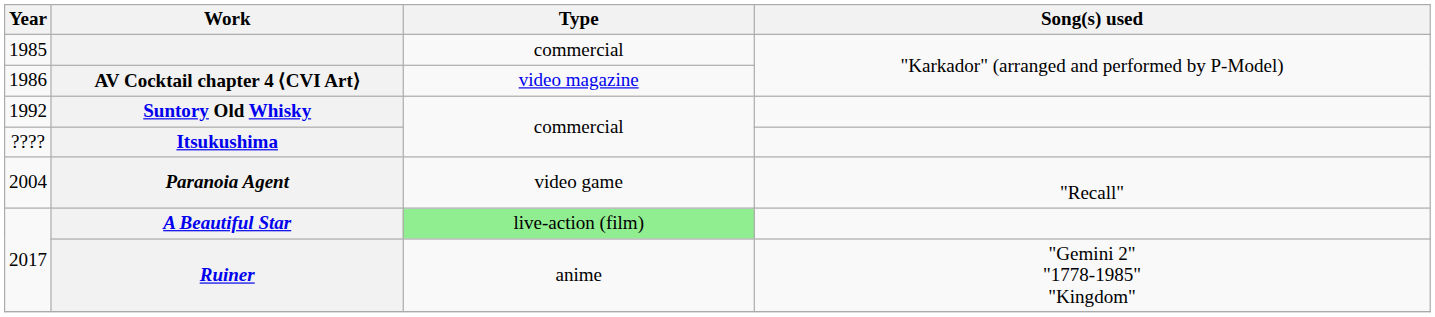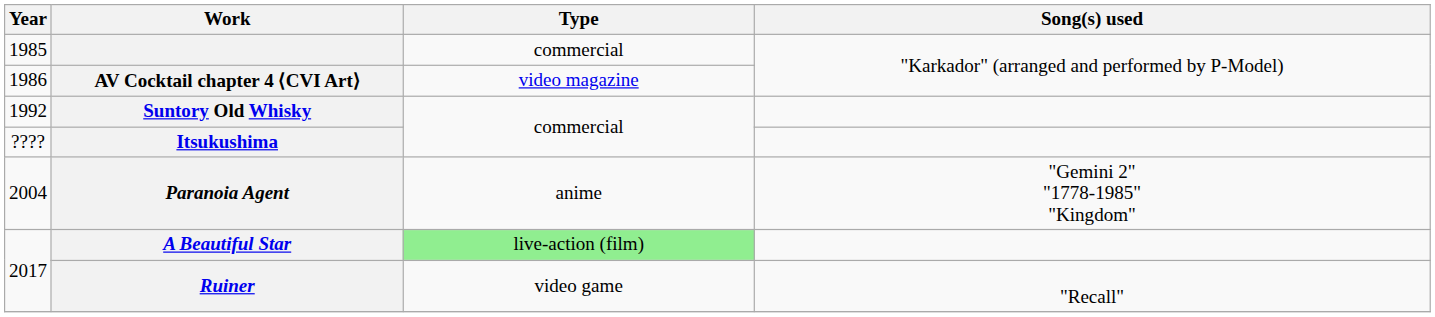(579, 182) video game -> (579, 193) anime
(1092, 193) "Recall" -> (1092, 193) "Gemini 2" "1778-1985" "Kingdom"
(579, 275) anime -> (579, 285) video game
(1092, 275) "Gemini 2" "1778-1985" "Kingdom" -> (1092, 296) "Recall"
